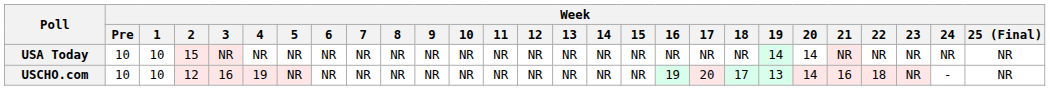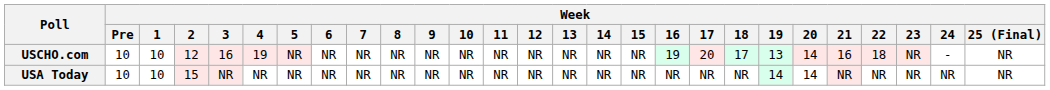rows swapped: (55, 75) <-> (55, 55)
